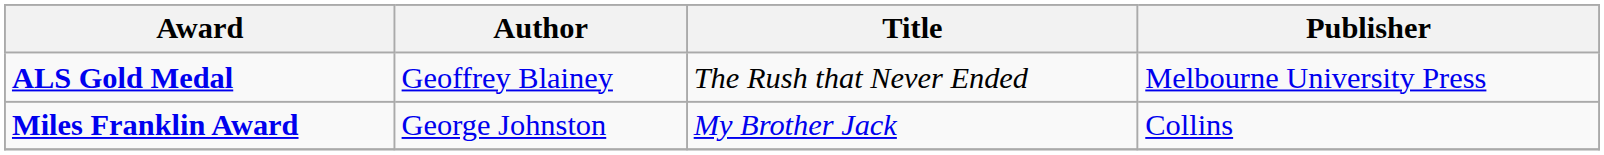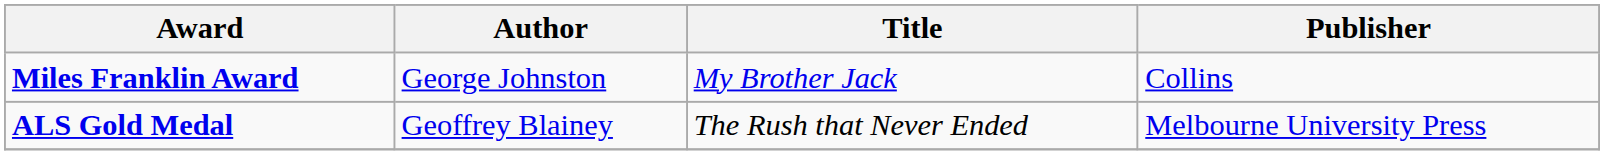rows swapped: (123, 76) <-> (155, 125)
